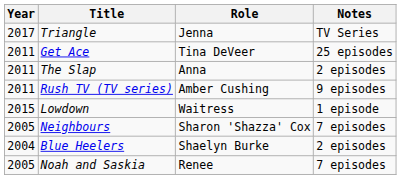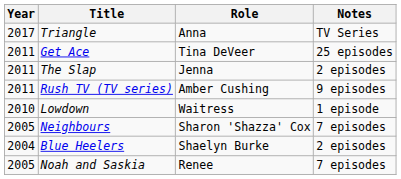(196, 33) Jenna -> (192, 33) Anna
(192, 70) Anna -> (196, 70) Jenna
(21, 108) 2015 -> (21, 108) 2010
